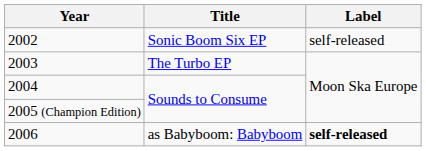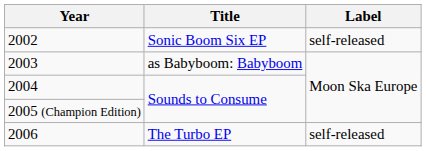(189, 63) The Turbo EP -> (225, 63) as Babyboom: Babyboom
(225, 134) as Babyboom: Babyboom -> (189, 134) The Turbo EP
(348, 134) bold -> (347, 134) normal
